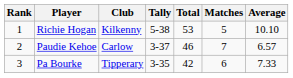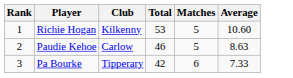- column: (160, 13)
(267, 30) 10.10 -> (239, 30) 10.60
(224, 47) 7 -> (196, 47) 5
(267, 47) 6.57 -> (239, 47) 8.63
